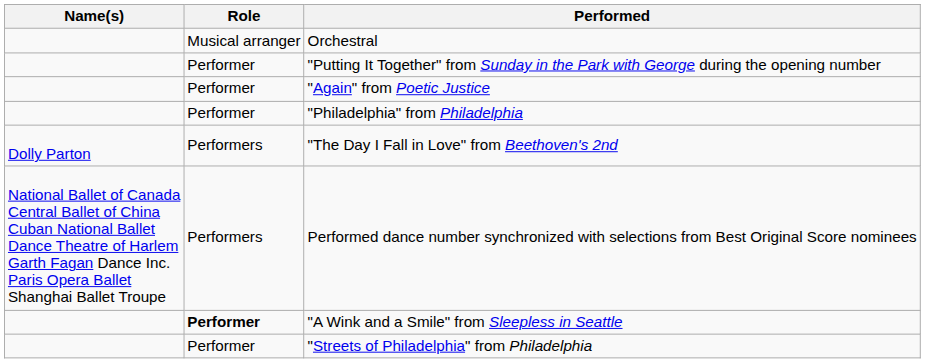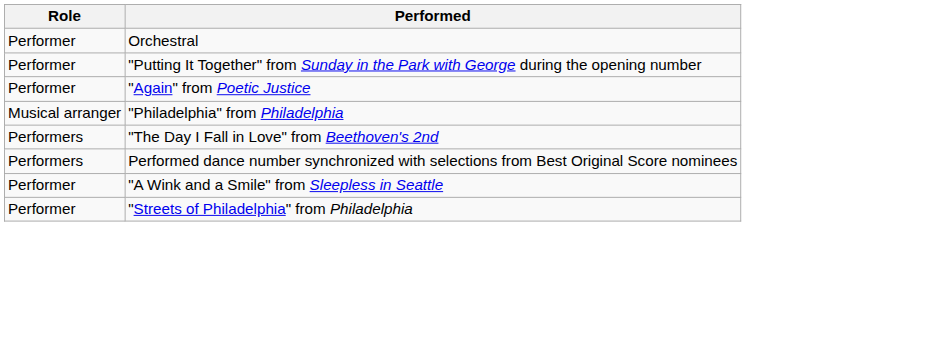- column: (94, 16)
(244, 40) Musical arranger -> (42, 40) Performer
(221, 112) Performer -> (65, 112) Musical arranger
(224, 322) bold -> (42, 185) normal
